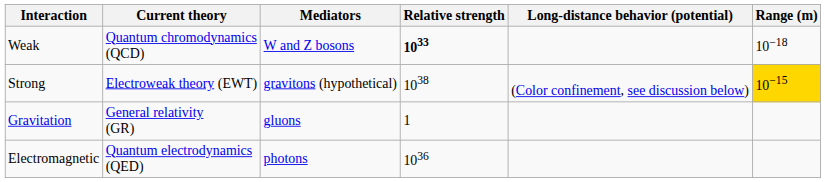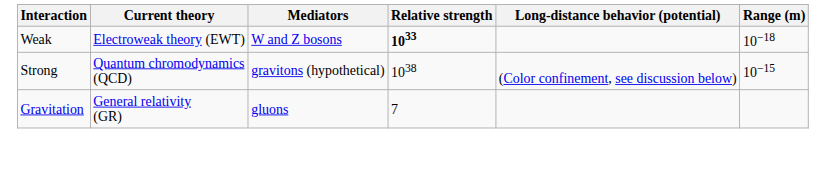(181, 45) Quantum chromodynamics (QCD) -> (169, 39) Electroweak theory (EWT)
(181, 83) Electroweak theory (EWT) -> (169, 71) Quantum chromodynamics (QCD)
(771, 83) gold background -> (759, 71) no background
(407, 120) 1 -> (395, 109) 7
- row: (54, 158)
